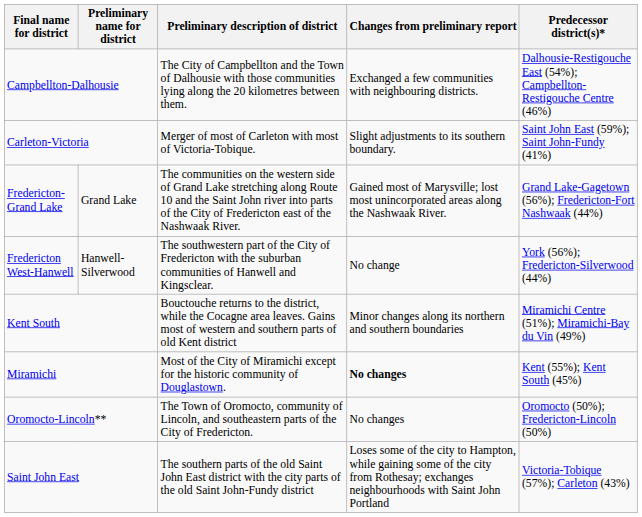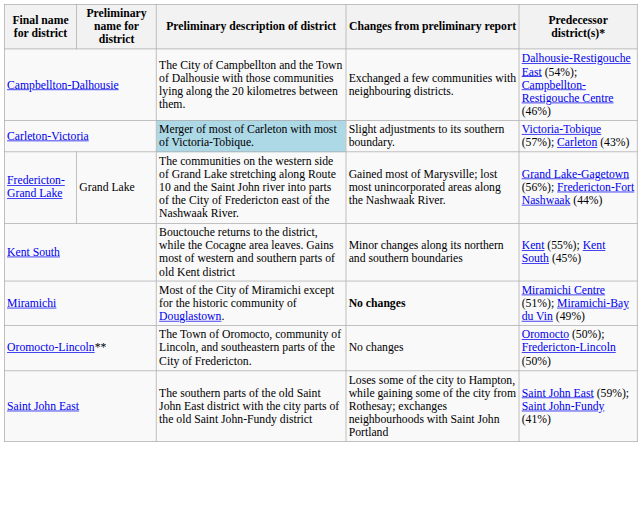(249, 142) no background -> (248, 136) lightblue background
(576, 142) Saint John East (59%); Saint John-Fundy (41%) -> (576, 136) Victoria-Tobique (57%); Carleton (43%)
- row: (40, 265)
(576, 323) Miramichi Centre (51%); Miramichi-Bay du Vin (49%) -> (564, 252) Kent (55%); Kent South (45%)
(564, 374) Kent (55%); Kent South (45%) -> (575, 303) Miramichi Centre (51%); Miramichi-Bay du Vin (49%)
(576, 477) Victoria-Tobique (57%); Carleton (43%) -> (575, 406) Saint John East (59%); Saint John-Fundy (41%)
